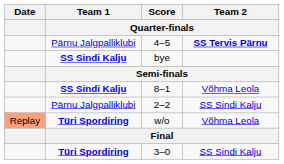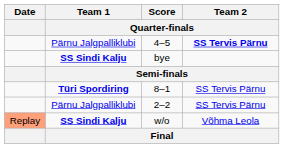(93, 89) SS Sindi Kalju -> (93, 89) Türi Spordiring
(230, 89) Võhma Leola -> (230, 89) SS Tervis Pärnu
(230, 105) SS Sindi Kalju -> (230, 105) SS Tervis Pärnu
(93, 120) Türi Spordiring -> (93, 120) SS Sindi Kalju
- row: (162, 151)
